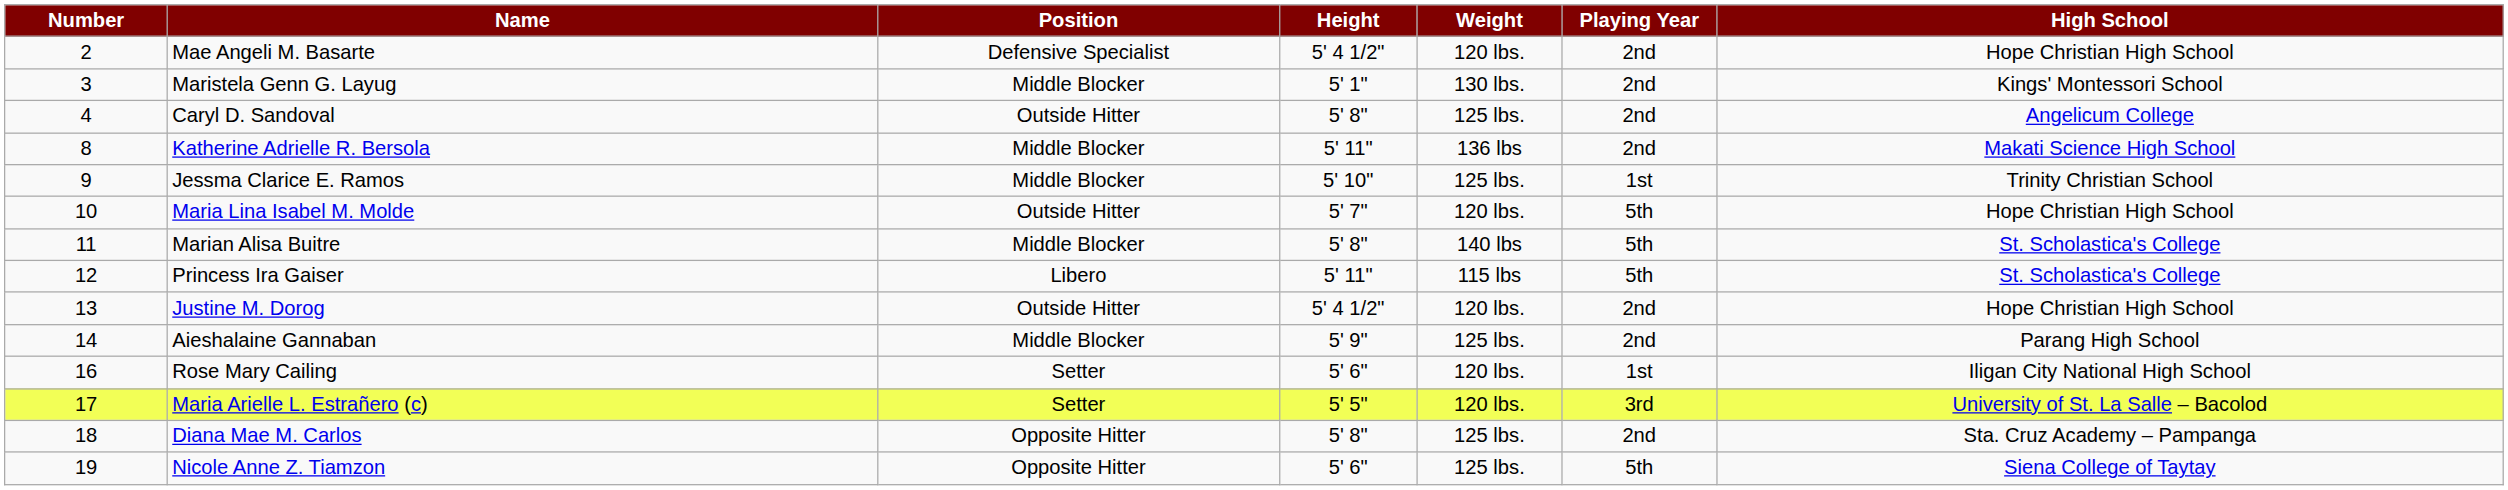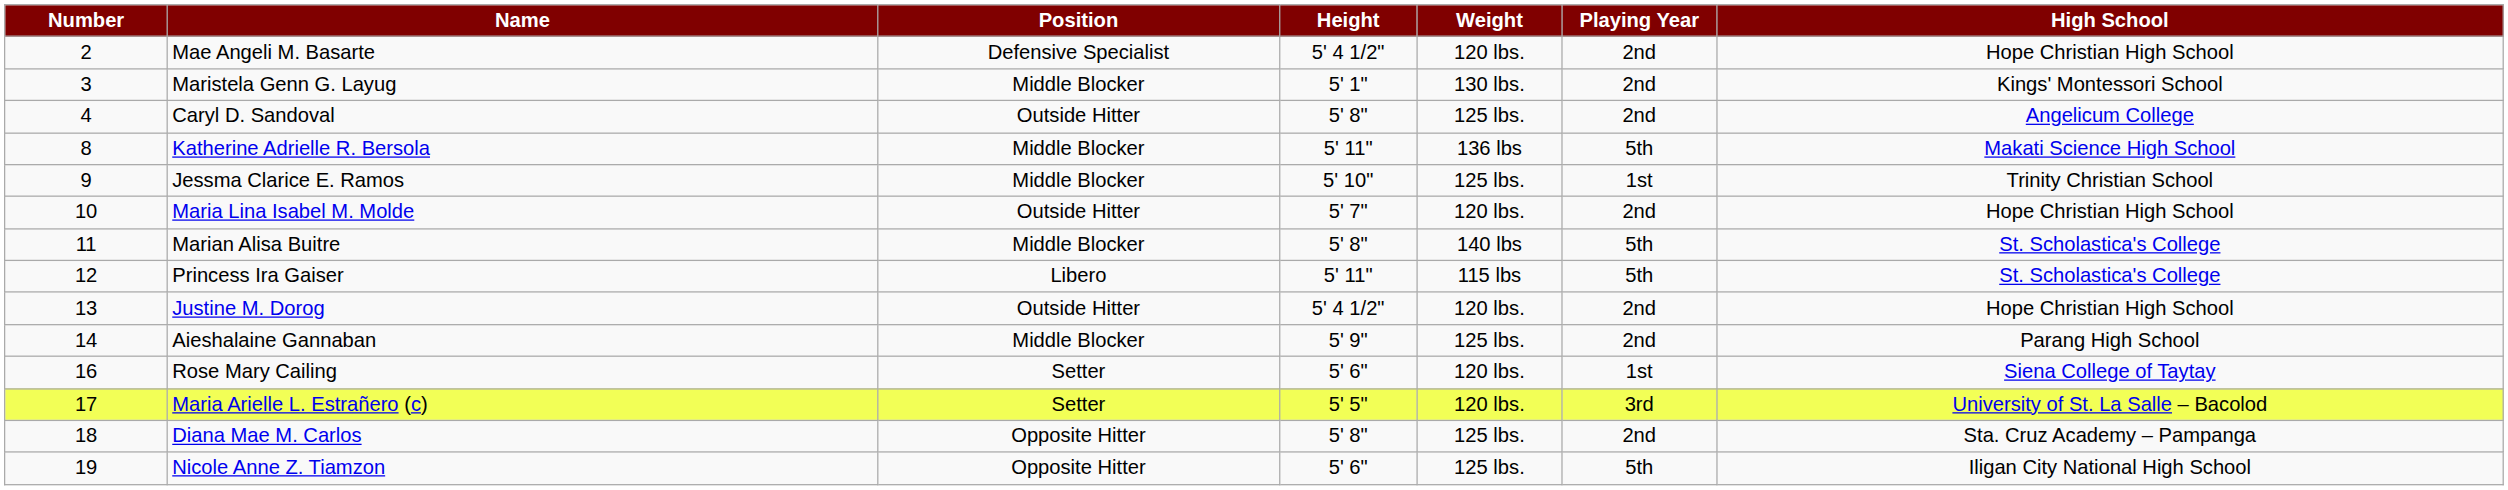(1639, 148) 2nd -> (1639, 148) 5th
(1639, 212) 5th -> (1639, 212) 2nd
(2110, 372) Iligan City National High School -> (2110, 372) Siena College of Taytay
(2110, 468) Siena College of Taytay -> (2110, 468) Iligan City National High School
